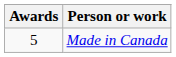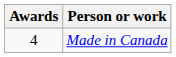(34, 40) 5 -> (34, 40) 4
